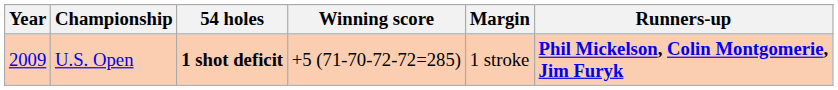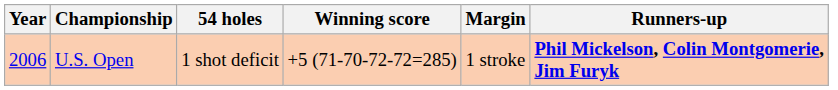(28, 59) 2009 -> (28, 59) 2006
(232, 59) bold -> (230, 59) normal
